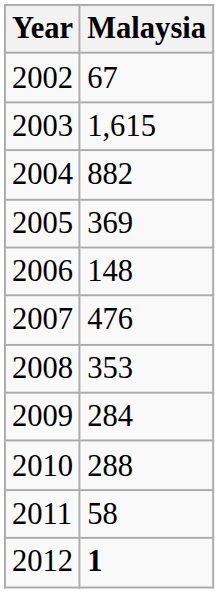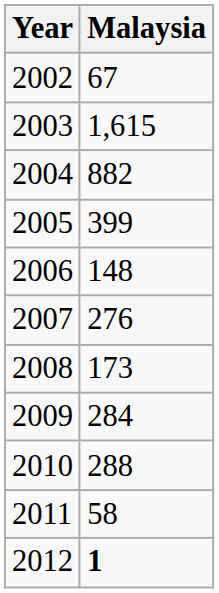(110, 222) 369 -> (110, 222) 399
(110, 319) 476 -> (110, 319) 276
(110, 367) 353 -> (110, 367) 173
